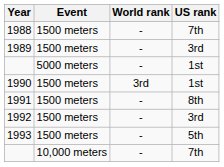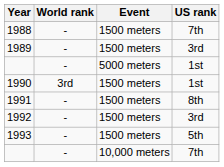columns swapped: (72, 13) <-> (141, 13)
